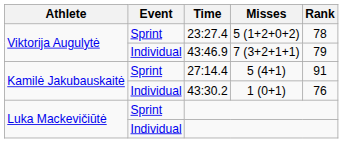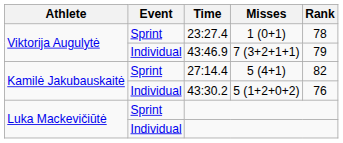(266, 33) 5 (1+2+0+2) -> (266, 33) 1 (0+1)
(320, 72) 91 -> (320, 72) 82
(266, 91) 1 (0+1) -> (266, 91) 5 (1+2+0+2)
